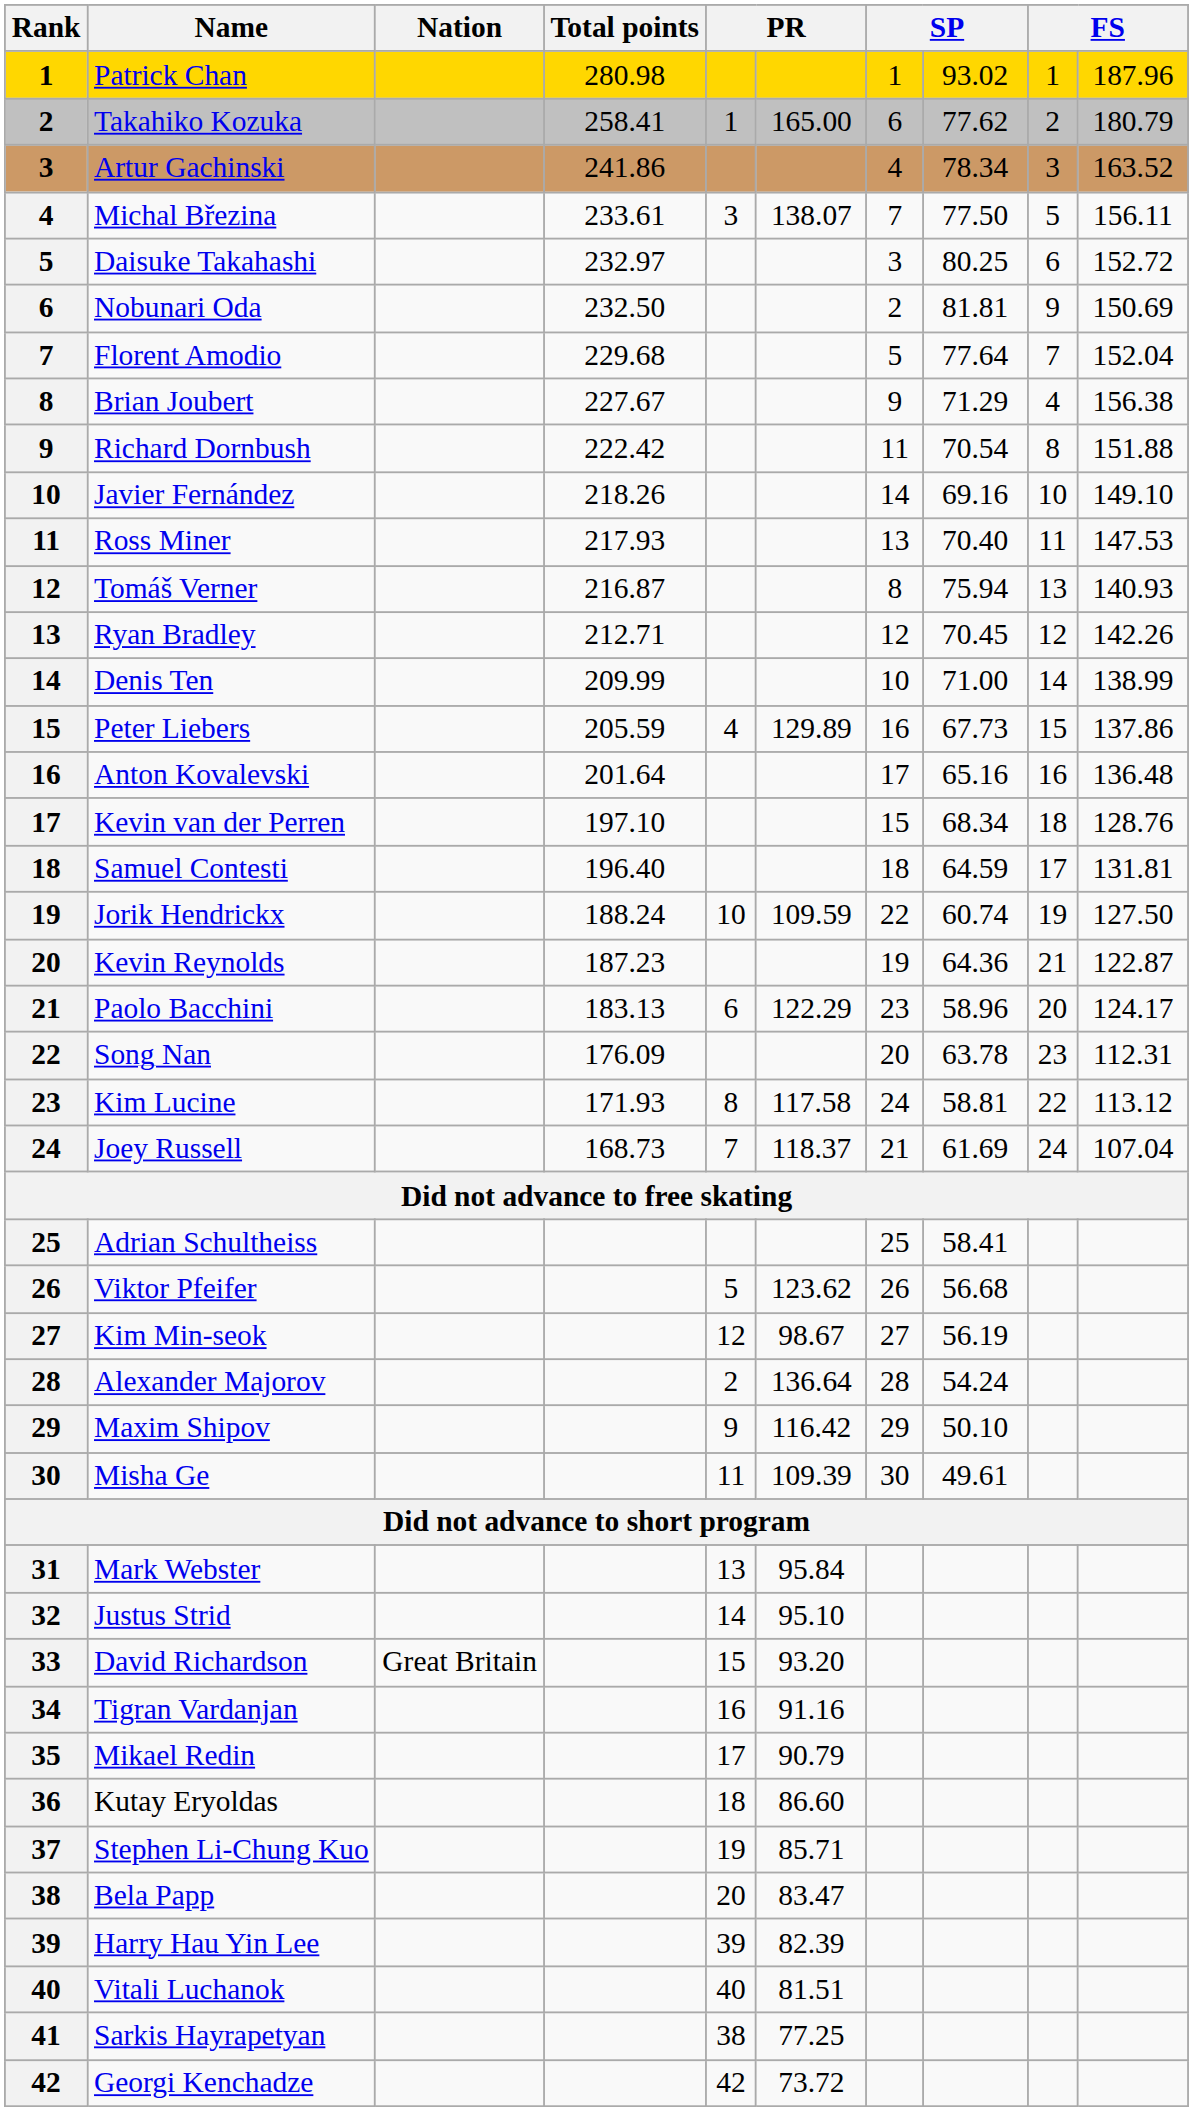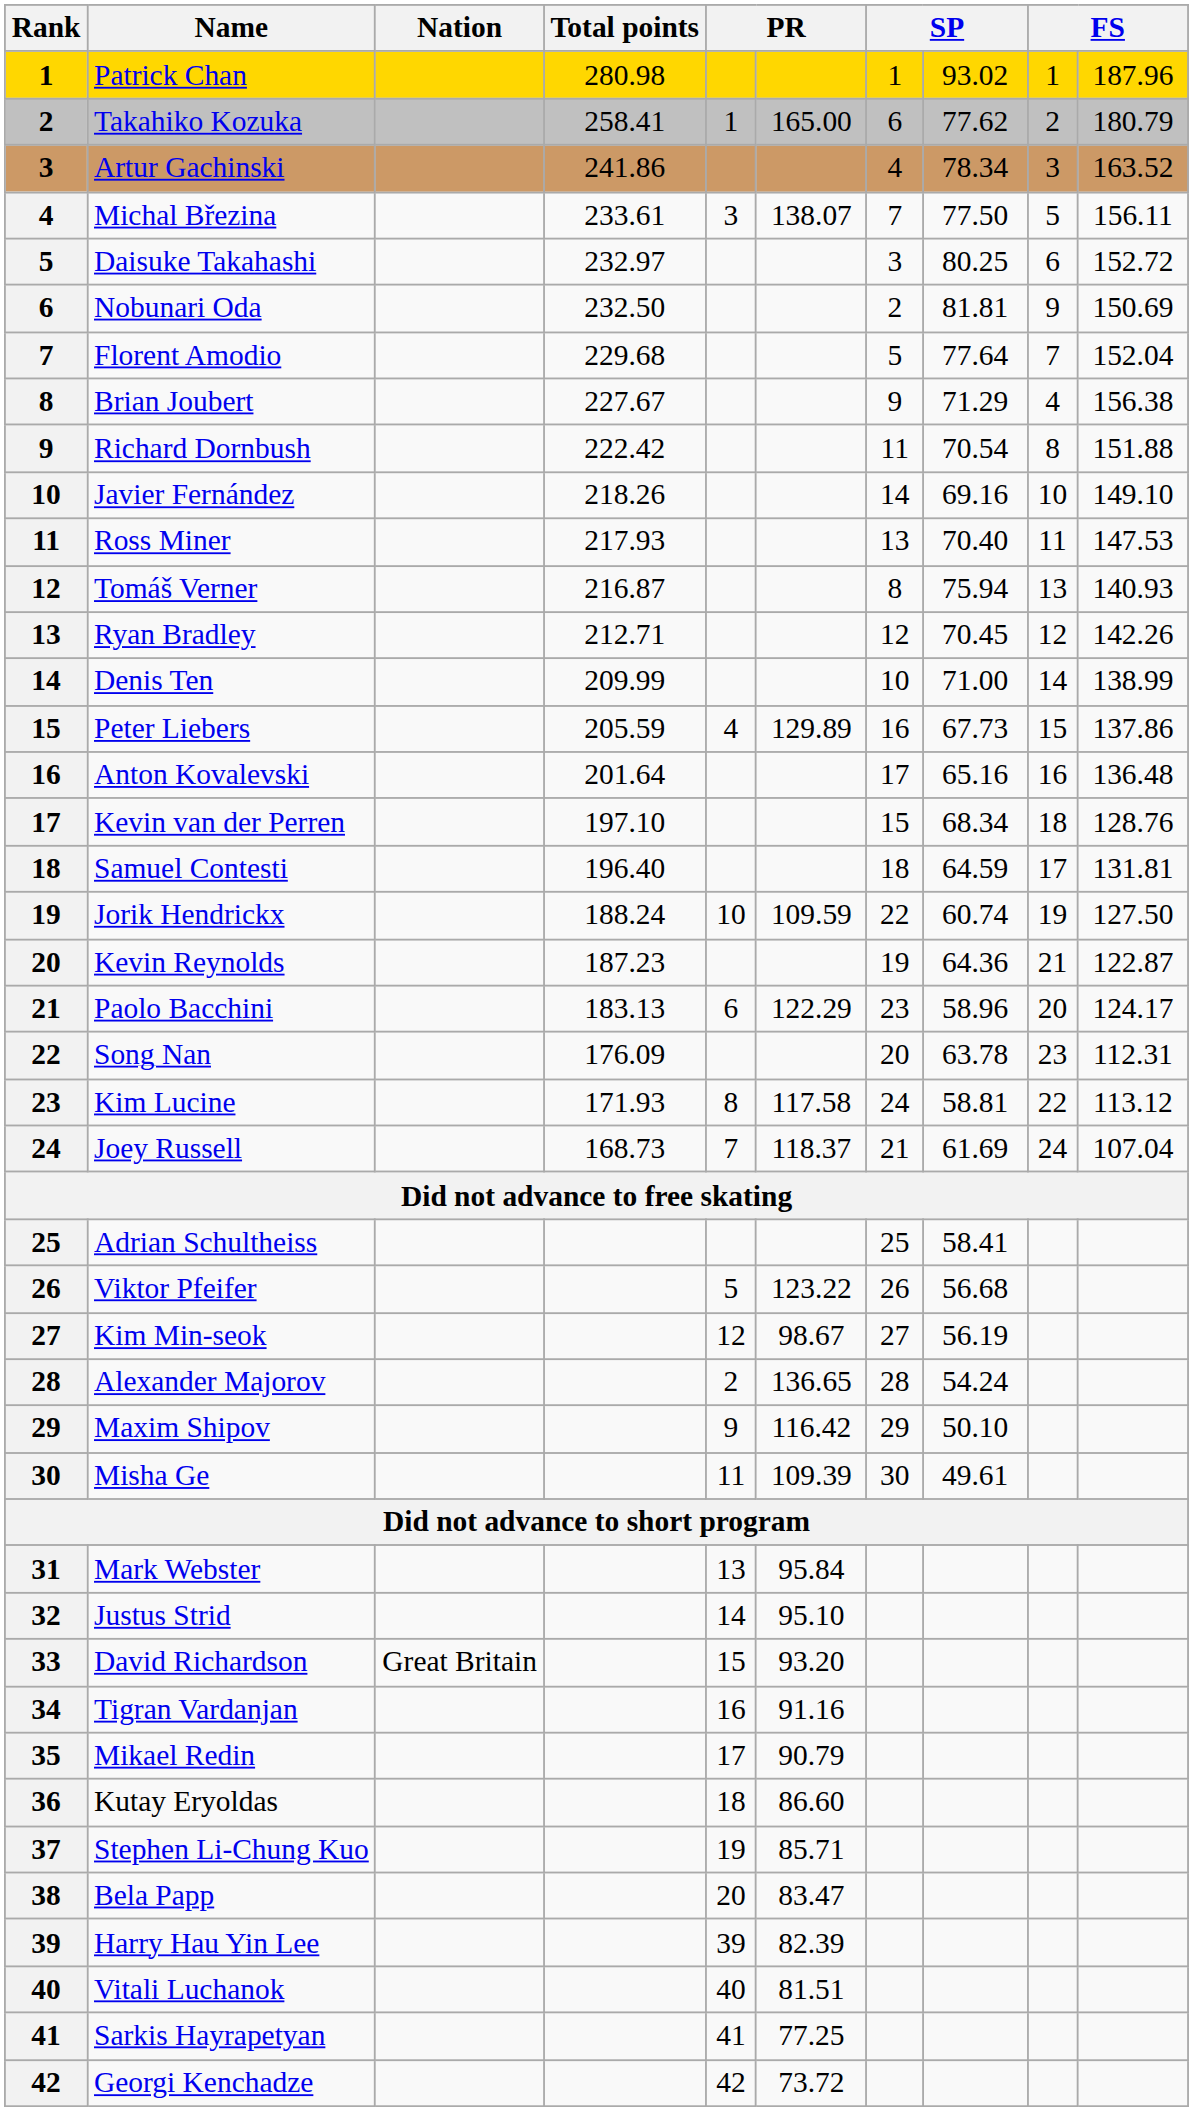(811, 1288) 123.62 -> (811, 1288) 123.22
(811, 1381) 136.64 -> (811, 1381) 136.65
(731, 2035) 38 -> (731, 2035) 41
